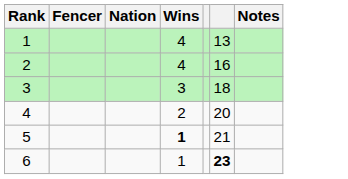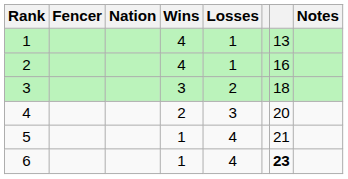+ column: (233, 16)
(181, 137) bold -> (181, 137) normal
